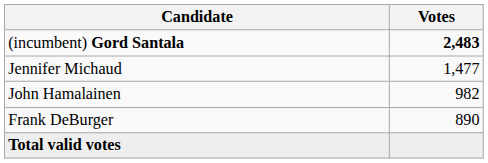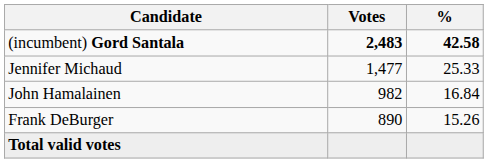+ column: (445, 17)
